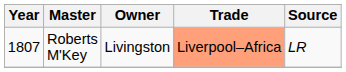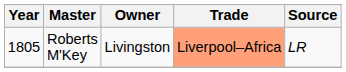(24, 47) 1807 -> (24, 47) 1805
